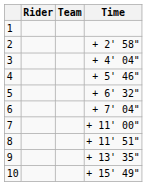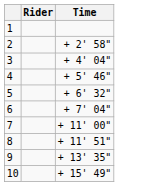- column: (70, 12)
